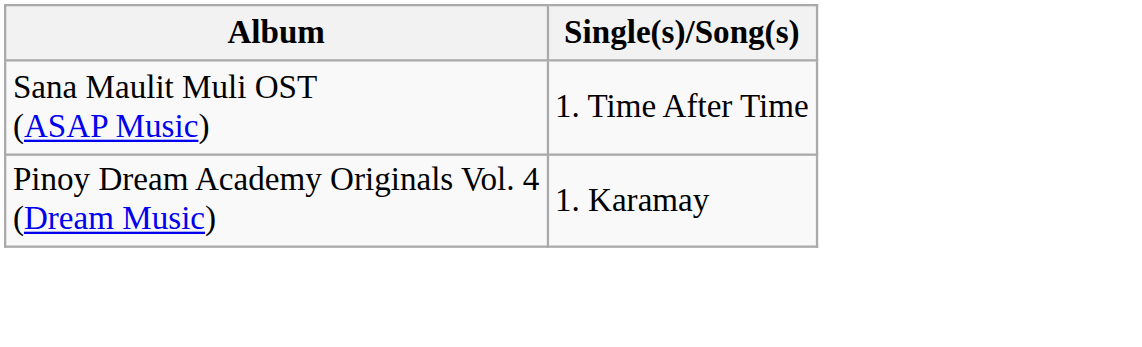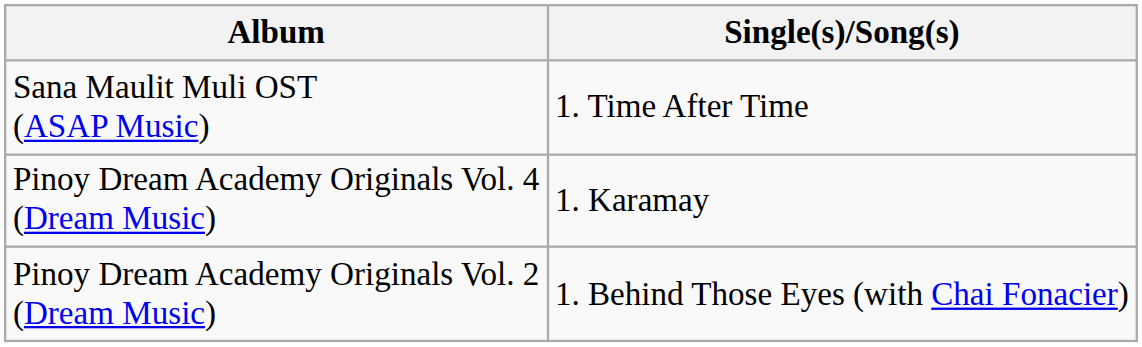+ row: (276, 293)
